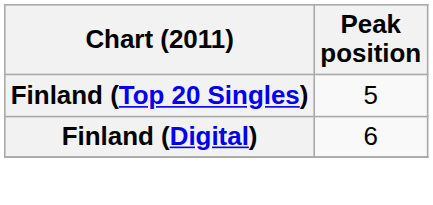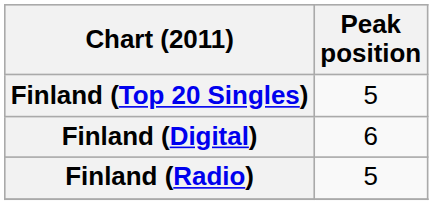+ row: (160, 177)
